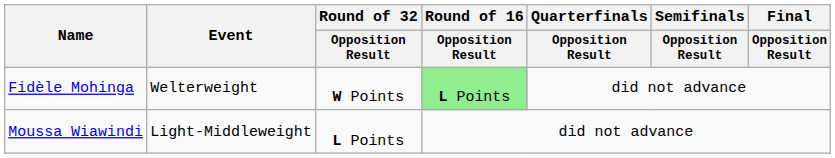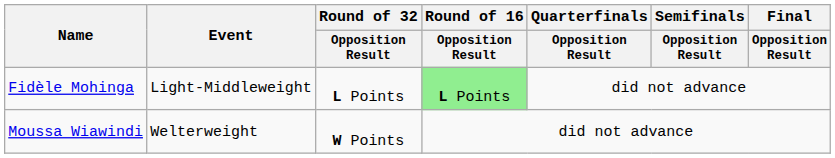(204, 88) Welterweight -> (231, 88) Light-Middleweight
(368, 97) W Points -> (368, 97) L Points
(231, 131) Light-Middleweight -> (204, 131) Welterweight
(368, 140) L Points -> (368, 140) W Points
